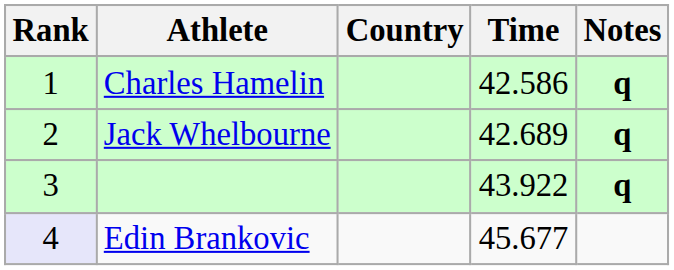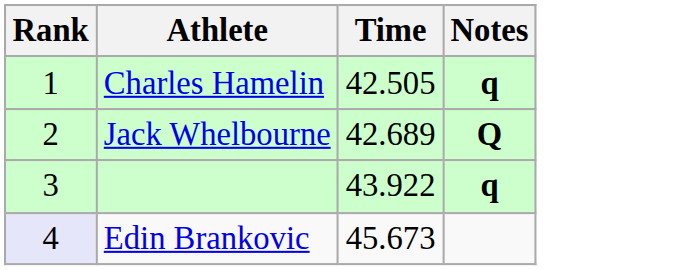- column: (405, 30)
(524, 82) 42.586 -> (391, 82) 42.505
(622, 133) q -> (490, 133) Q
(524, 237) 45.677 -> (391, 237) 45.673
